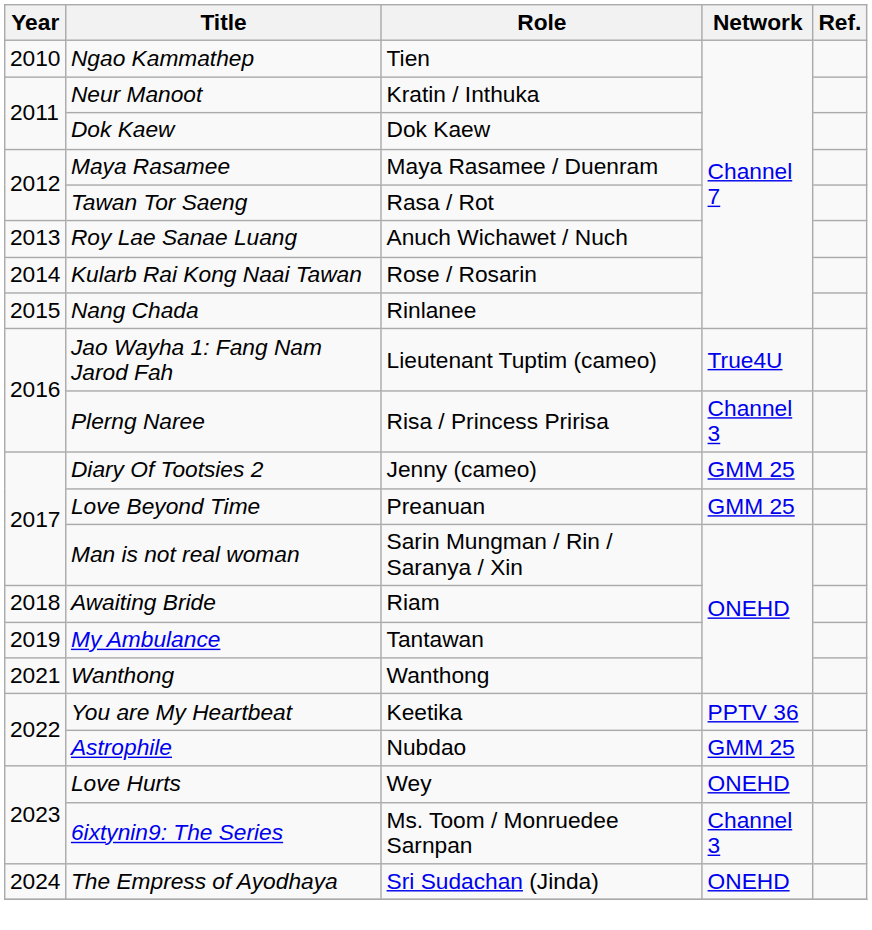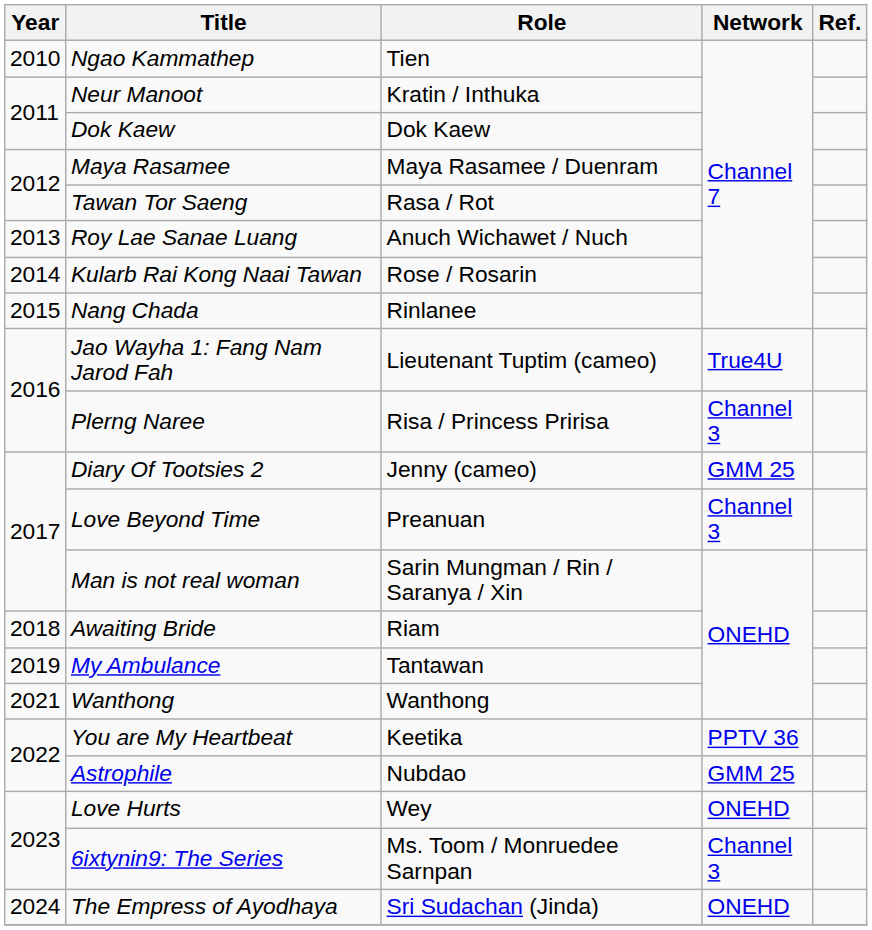(751, 506) GMM 25 -> (750, 518) Channel 3
